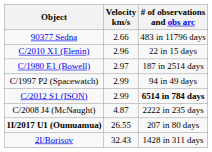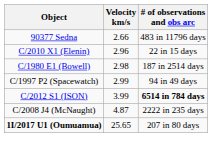(121, 66) 2.97 -> (121, 66) 2.98
(121, 96) 2.99 -> (121, 96) 3.99
(121, 125) 26.55 -> (121, 125) 25.65
- row: (54, 140)
